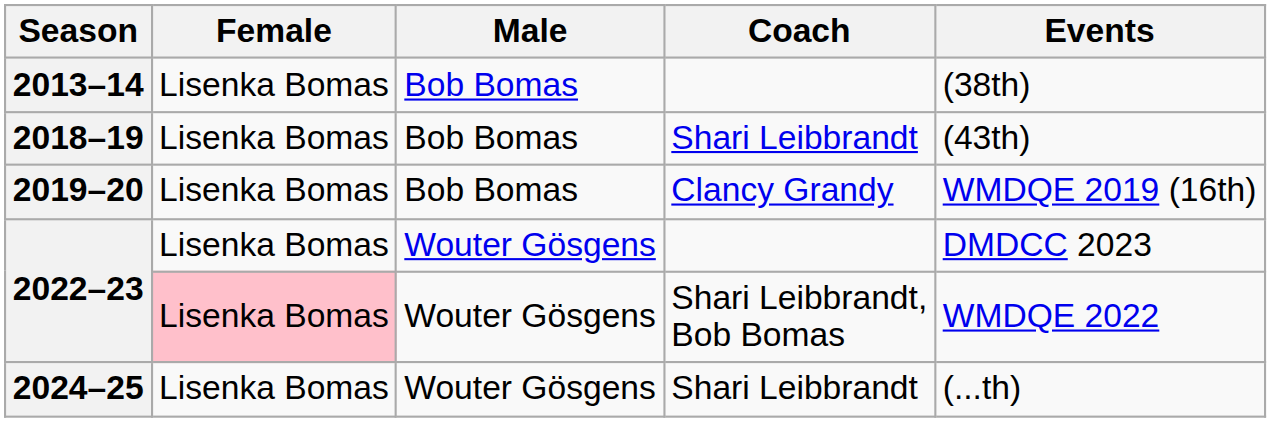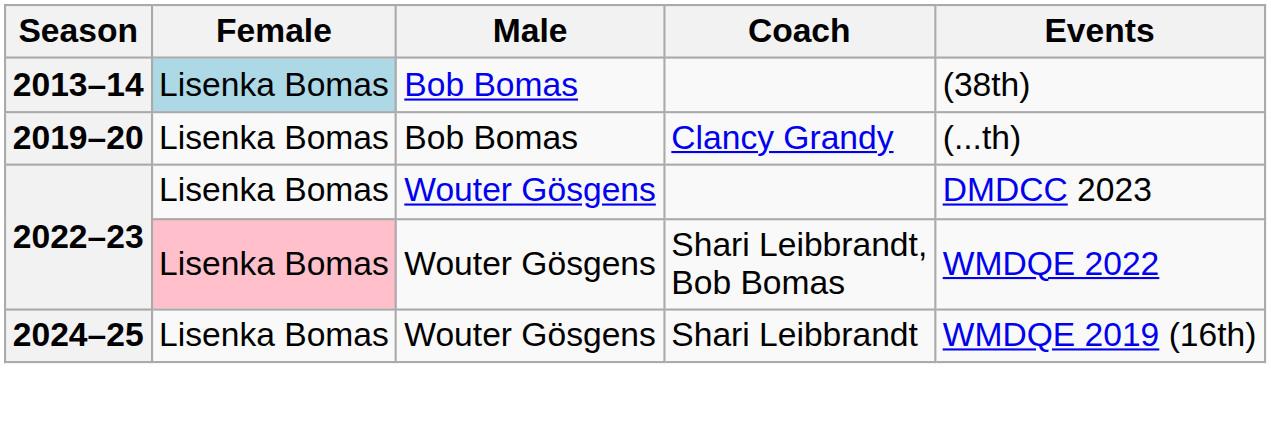(274, 84) no background -> (274, 84) lightblue background
- row: (78, 137)
(1100, 191) WMDQE 2019 (16th) -> (982, 137) (...th)
(982, 388) (...th) -> (1100, 335) WMDQE 2019 (16th)
